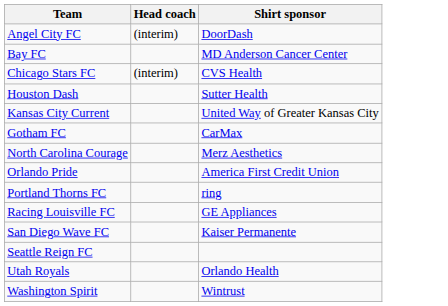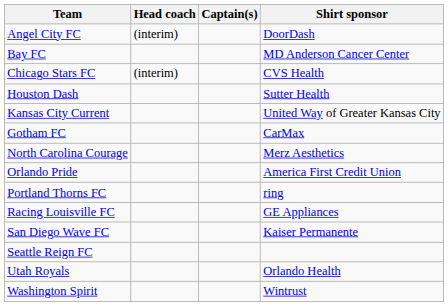+ column: (230, 14)
